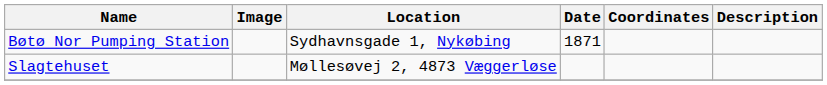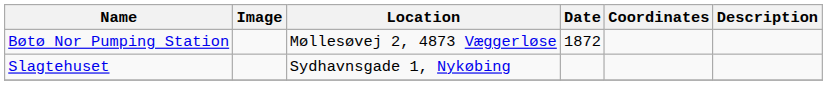(400, 42) Sydhavnsgade 1, Nykøbing -> (423, 42) Møllesøvej 2, 4873 Væggerløse
(583, 42) 1871 -> (583, 42) 1872
(423, 67) Møllesøvej 2, 4873 Væggerløse -> (400, 67) Sydhavnsgade 1, Nykøbing
